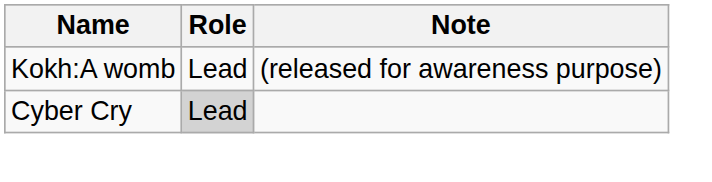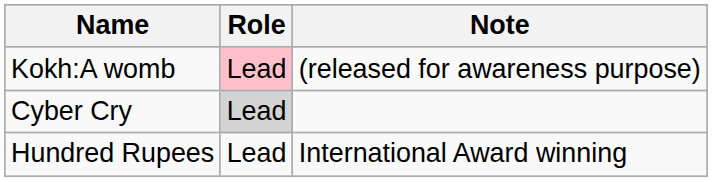(218, 68) no background -> (257, 68) pink background
+ row: (113, 153)
